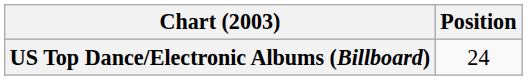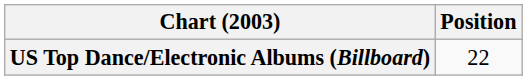(478, 57) 24 -> (478, 57) 22
